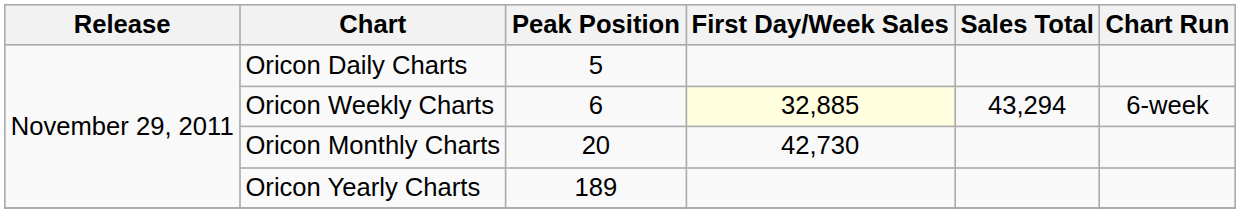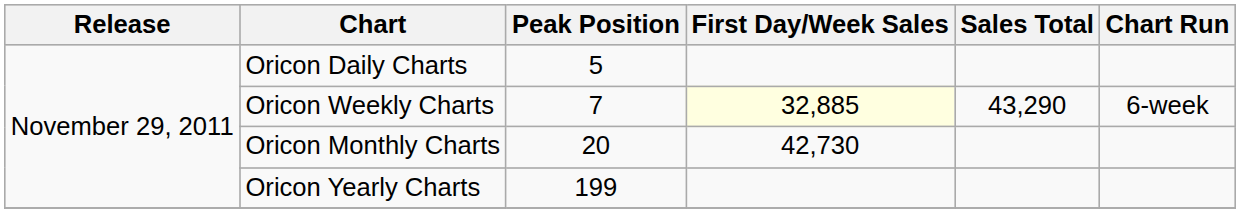(596, 106) 6 -> (596, 106) 7
(1027, 106) 43,294 -> (1027, 106) 43,290
(596, 187) 189 -> (596, 187) 199
